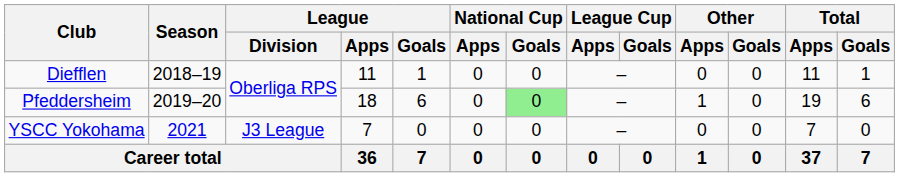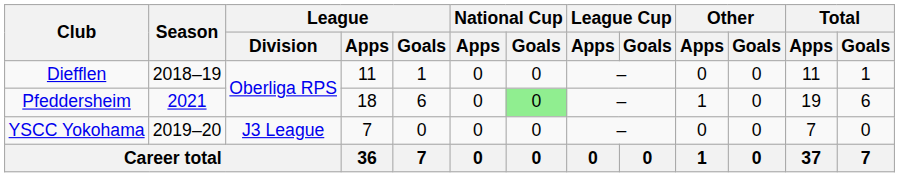(187, 102) 2019–20 -> (187, 102) 2021
(187, 130) 2021 -> (187, 130) 2019–20
